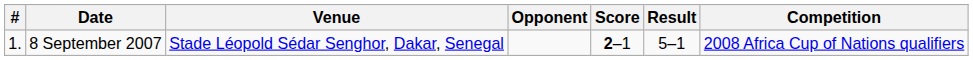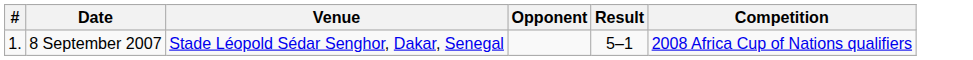- column: (617, 17)
